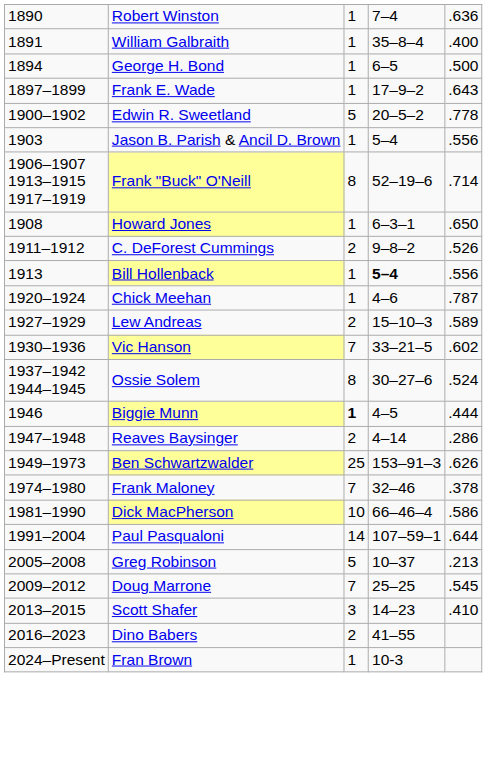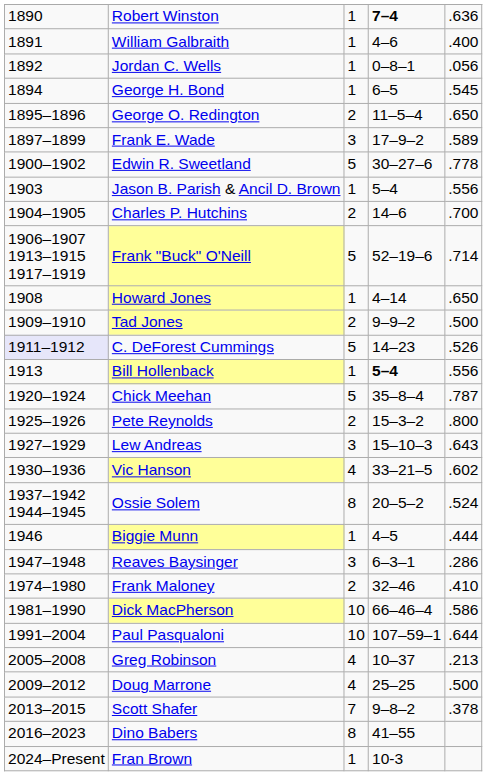(385, 16) normal -> (385, 16) bold
(398, 41) 35–8–4 -> (385, 41) 4–6
+ row: (166, 66)
(463, 66) .500 -> (463, 90) .545
+ row: (186, 115)
(352, 90) 1 -> (352, 139) 3
(463, 90) .643 -> (463, 139) .589
(398, 115) 20–5–2 -> (402, 164) 30–27–6
+ row: (179, 213)
(352, 181) 8 -> (352, 255) 5
(394, 224) 6–3–1 -> (389, 297) 4–14
+ row: (147, 322)
(46, 248) no background -> (46, 347) lavender background
(352, 248) 2 -> (352, 347) 5
(394, 248) 9–8–2 -> (394, 347) 14–23
(352, 297) 1 -> (352, 396) 5
(385, 297) 4–6 -> (398, 396) 35–8–4
+ row: (162, 420)
(352, 322) 2 -> (352, 445) 3
(463, 322) .589 -> (463, 445) .643
(352, 347) 7 -> (352, 470) 4
(402, 380) 30–27–6 -> (398, 503) 20–5–2
(352, 413) bold -> (352, 536) normal
(352, 438) 2 -> (352, 561) 3
(389, 438) 4–14 -> (394, 561) 6–3–1
- row: (183, 463)
(352, 487) 7 -> (352, 586) 2
(463, 487) .378 -> (463, 586) .410
(356, 536) 14 -> (356, 635) 10
(352, 561) 5 -> (352, 659) 4
(352, 586) 7 -> (352, 684) 4
(463, 586) .545 -> (463, 684) .500
(352, 610) 3 -> (352, 709) 7
(394, 610) 14–23 -> (394, 709) 9–8–2
(463, 610) .410 -> (463, 709) .378
(352, 635) 2 -> (352, 733) 8
